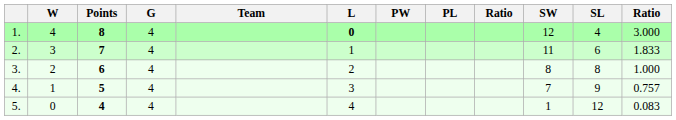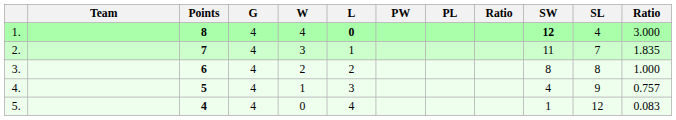columns swapped: (251, 13) <-> (53, 13)
(548, 32) normal -> (548, 32) bold
(597, 50) 6 -> (597, 50) 7
(647, 50) 1.833 -> (647, 50) 1.835
(548, 87) 7 -> (548, 87) 4
